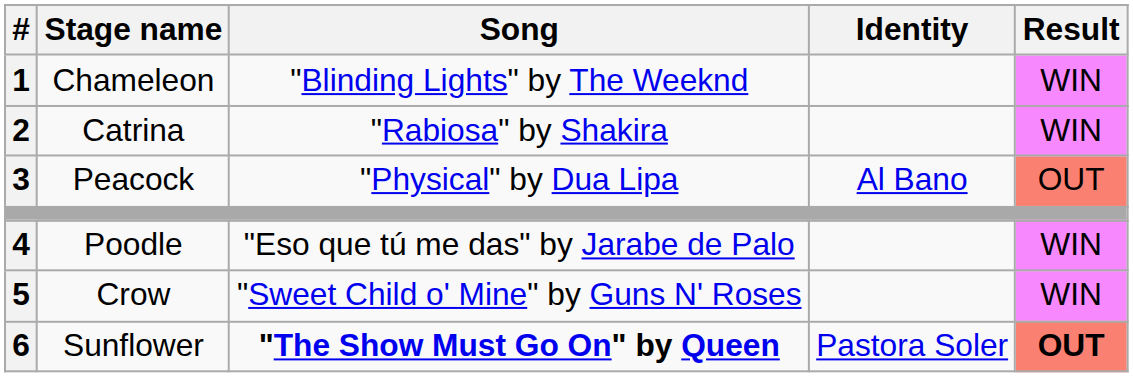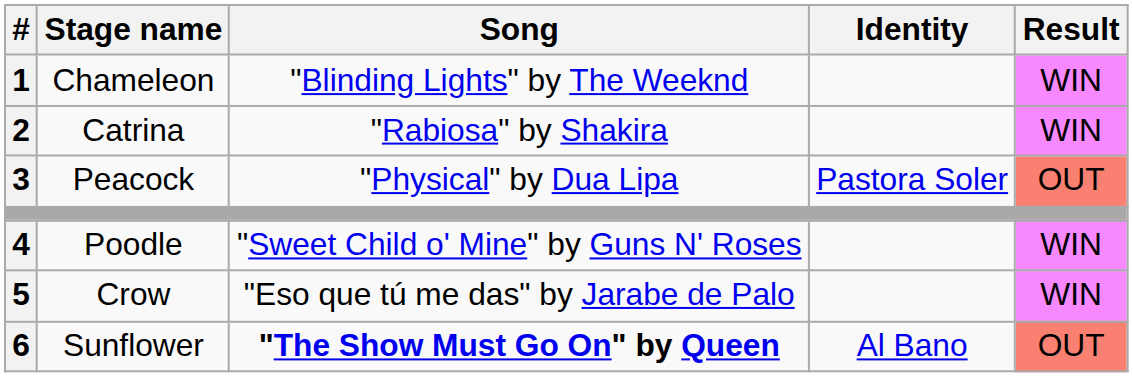(912, 180) Al Bano -> (912, 180) Pastora Soler
(519, 245) "Eso que tú me das" by Jarabe de Palo -> (519, 245) "Sweet Child o' Mine" by Guns N' Roses
(519, 295) "Sweet Child o' Mine" by Guns N' Roses -> (519, 295) "Eso que tú me das" by Jarabe de Palo
(912, 345) Pastora Soler -> (912, 345) Al Bano
(1071, 345) bold -> (1071, 345) normal
